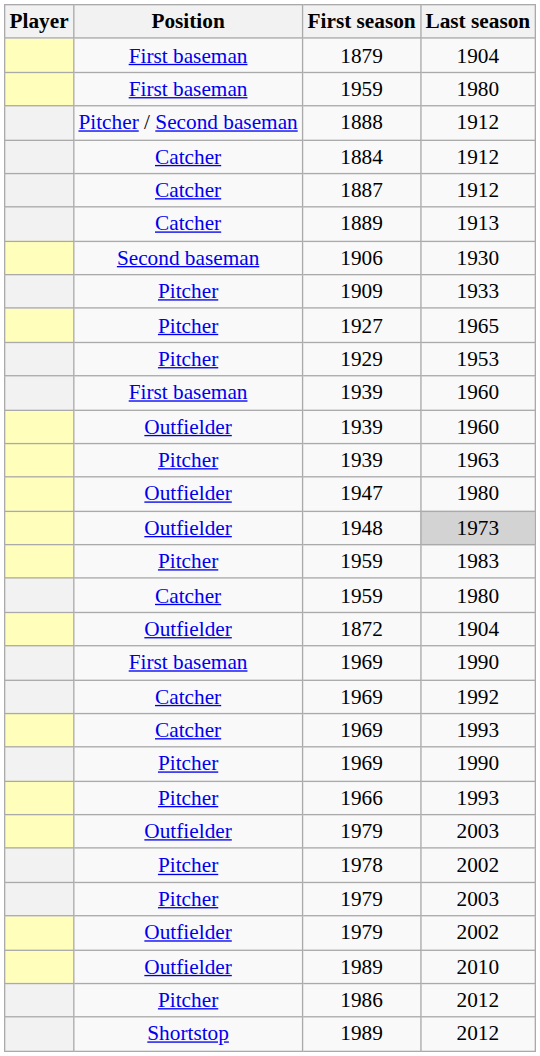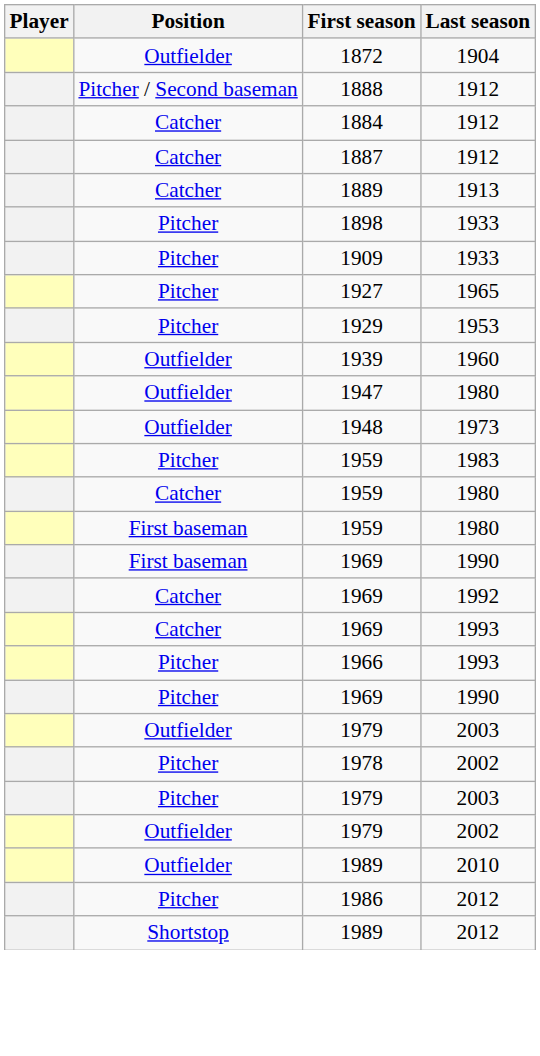- row: (188, 55)
rows swapped: (188, 628) <-> (188, 88)
+ row: (188, 223)
- row: (188, 257)
- row: (188, 392)
- row: (188, 460)
(478, 527) lightgrey background -> (478, 426) no background
rows swapped: (188, 763) <-> (188, 797)
